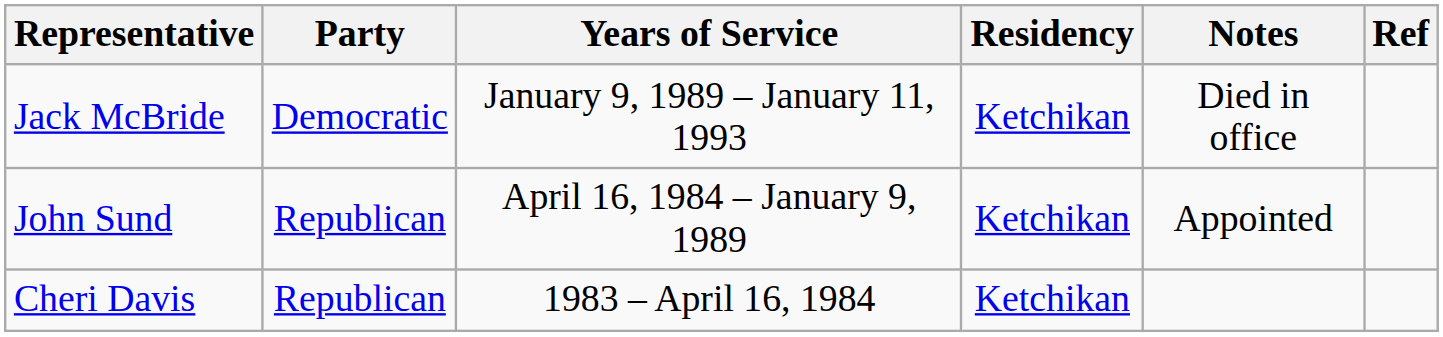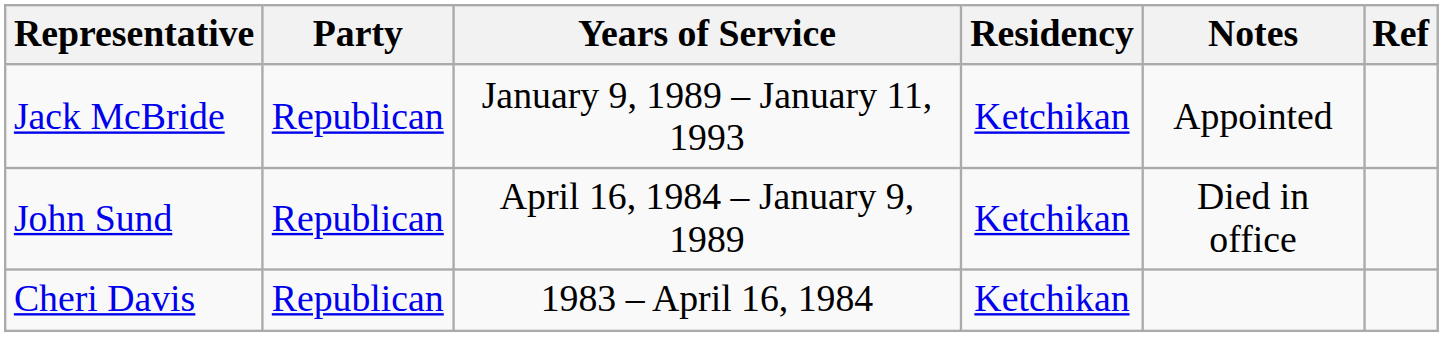(360, 115) Democratic -> (358, 115) Republican
(1253, 115) Died in office -> (1253, 115) Appointed
(1253, 217) Appointed -> (1253, 217) Died in office
